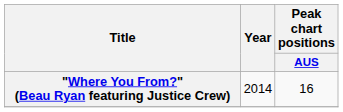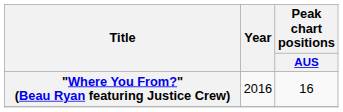(258, 89) 2014 -> (258, 89) 2016
